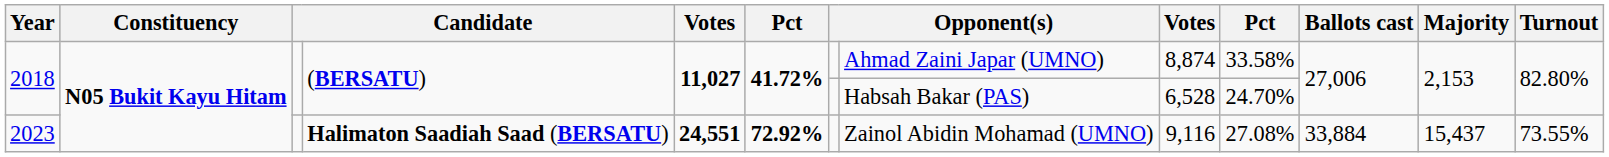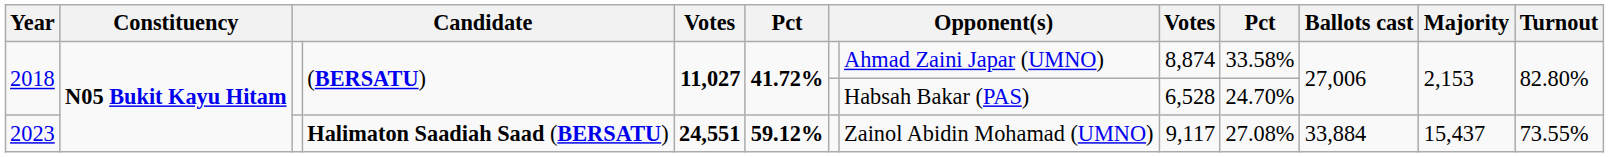(787, 133) 72.92% -> (787, 133) 59.12%
(1191, 133) 9,116 -> (1191, 133) 9,117
